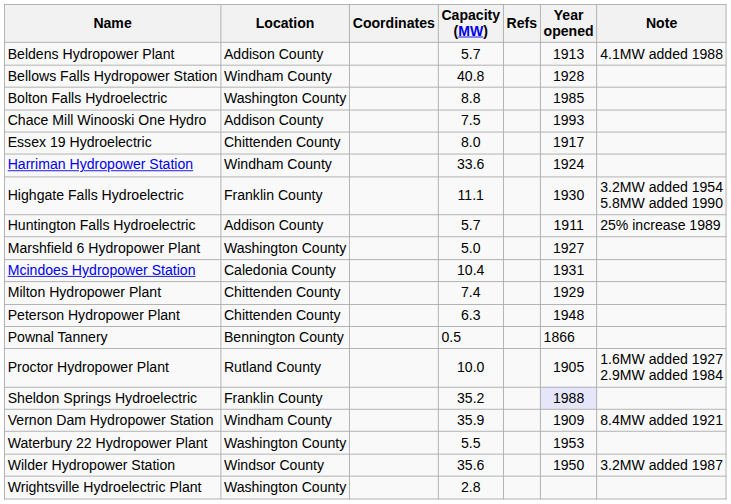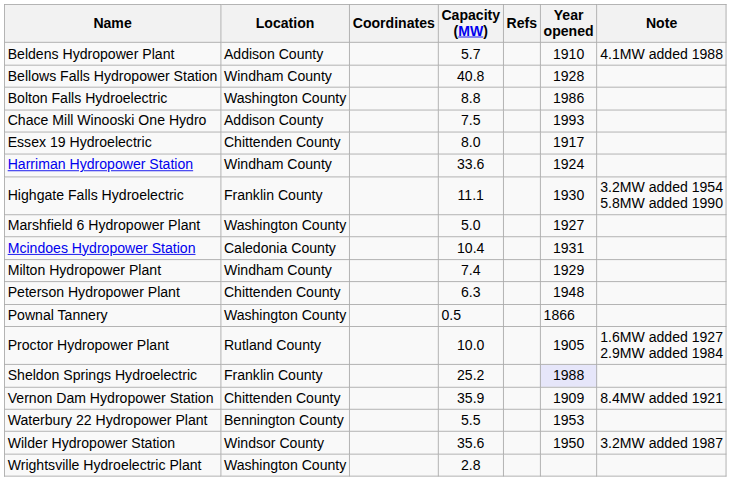(569, 53) 1913 -> (569, 53) 1910
(569, 98) 1985 -> (569, 98) 1986
- row: (102, 225)
(282, 292) Chittenden County -> (278, 270) Windham County
(284, 337) Bennington County -> (285, 315) Washington County
(471, 398) 35.2 -> (471, 375) 25.2
(278, 420) Windham County -> (282, 398) Chittenden County
(285, 442) Washington County -> (284, 420) Bennington County
